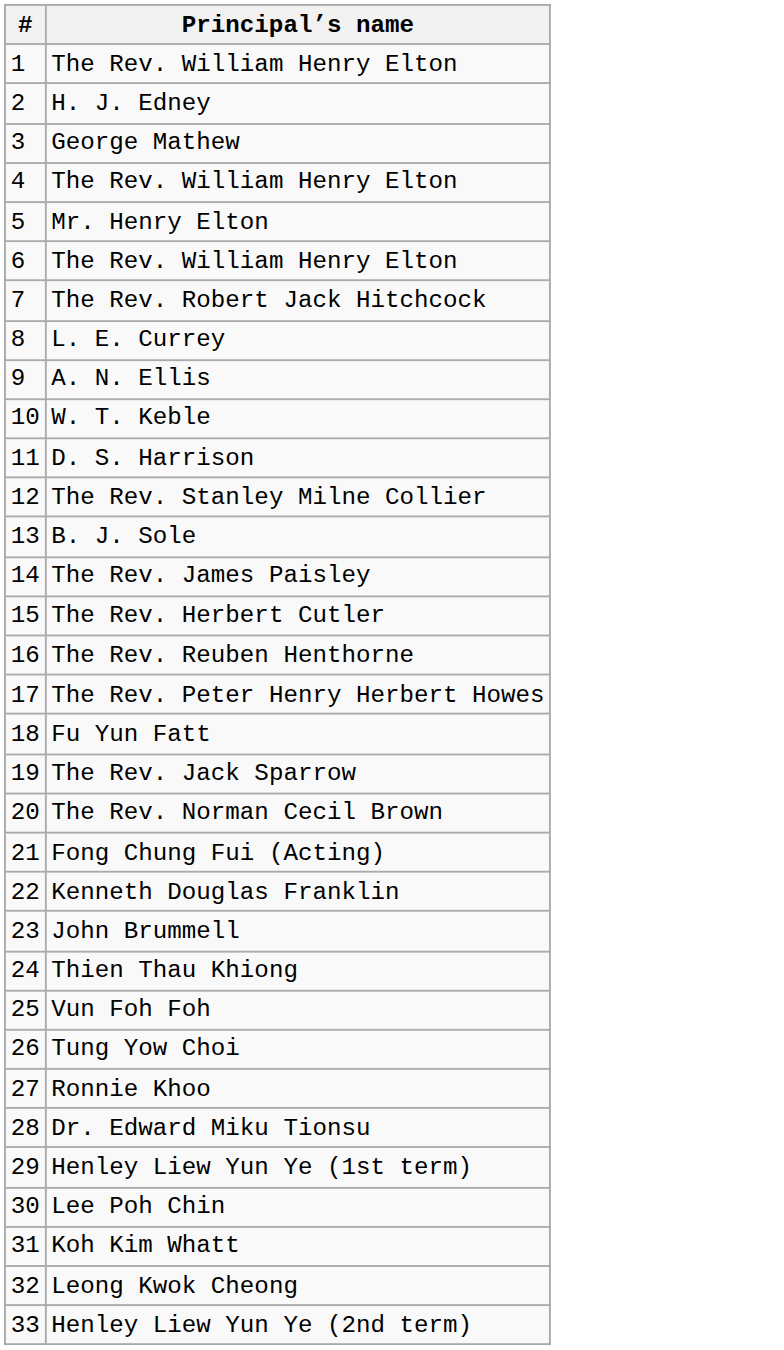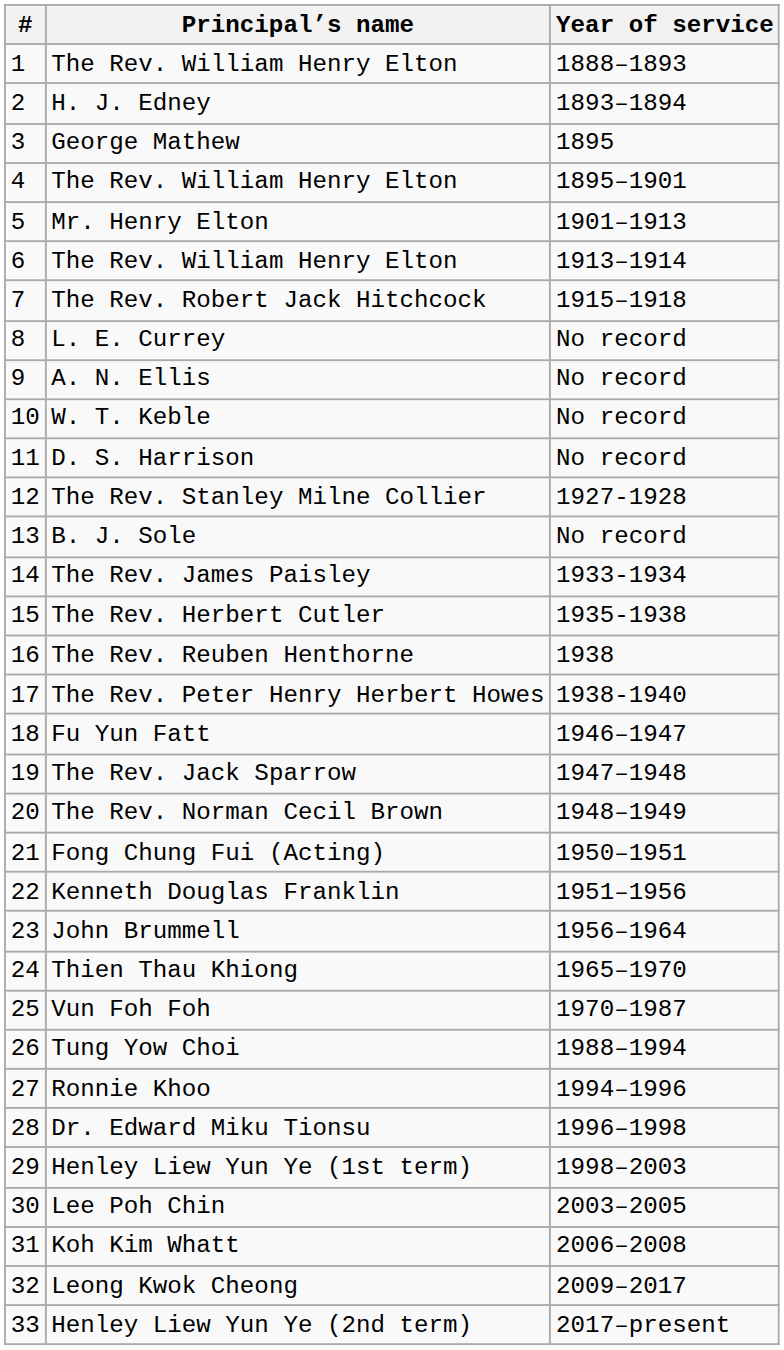+ column: (665, 25)
